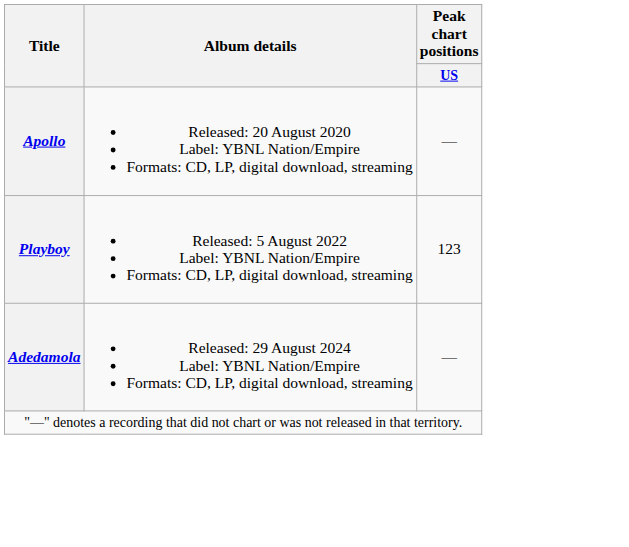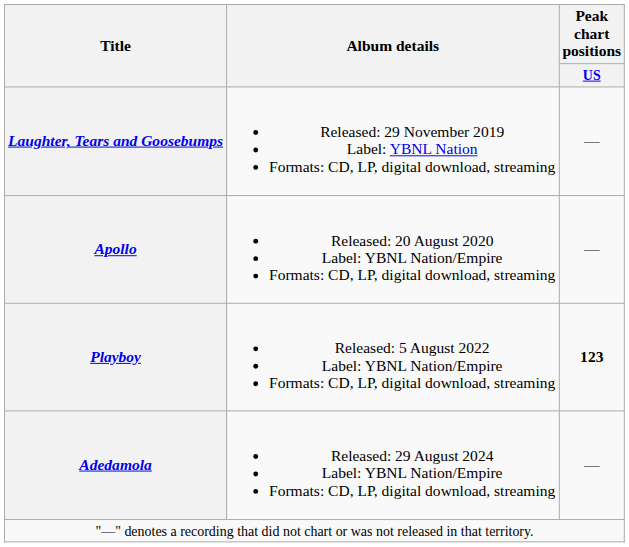+ row: (116, 141)
(449, 249) normal -> (592, 357) bold
